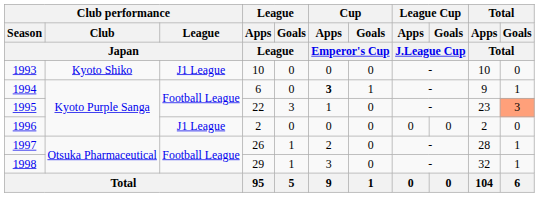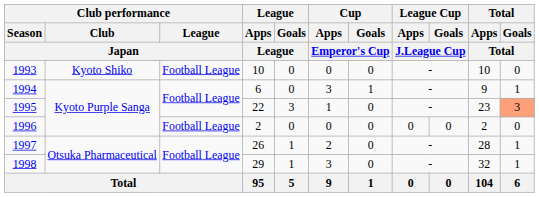(201, 70) J1 League -> (201, 70) Football League
(329, 88) bold -> (329, 88) normal
(201, 126) J1 League -> (201, 126) Football League
